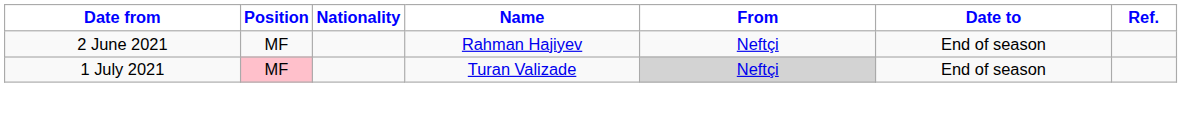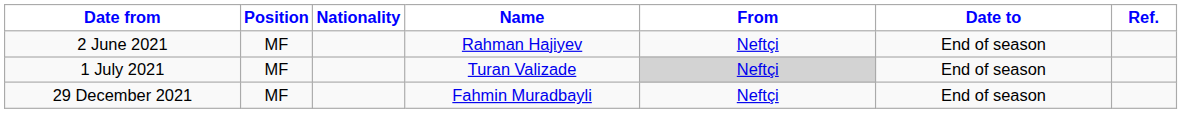(276, 70) pink background -> (276, 70) no background
+ row: (122, 96)
